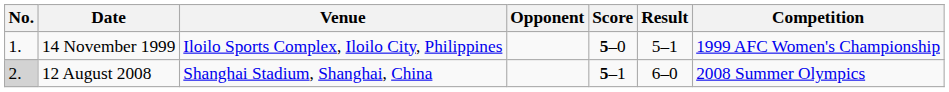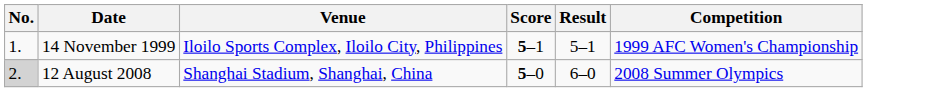- column: (547, 18)
(613, 45) 5–0 -> (531, 45) 5–1
(613, 73) 5–1 -> (531, 73) 5–0
